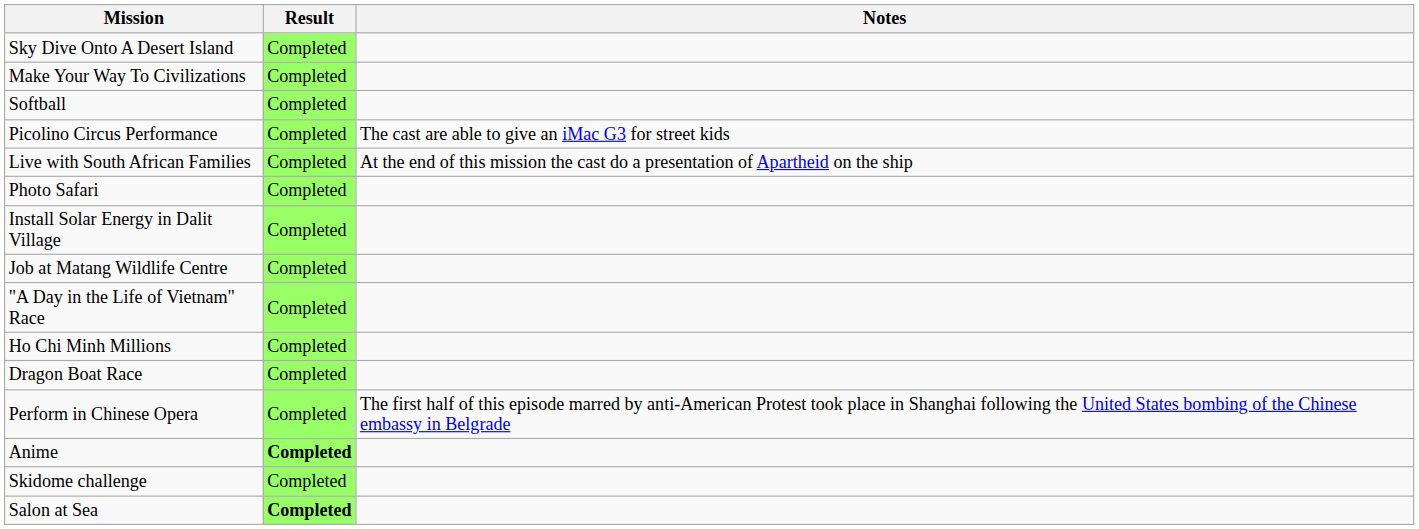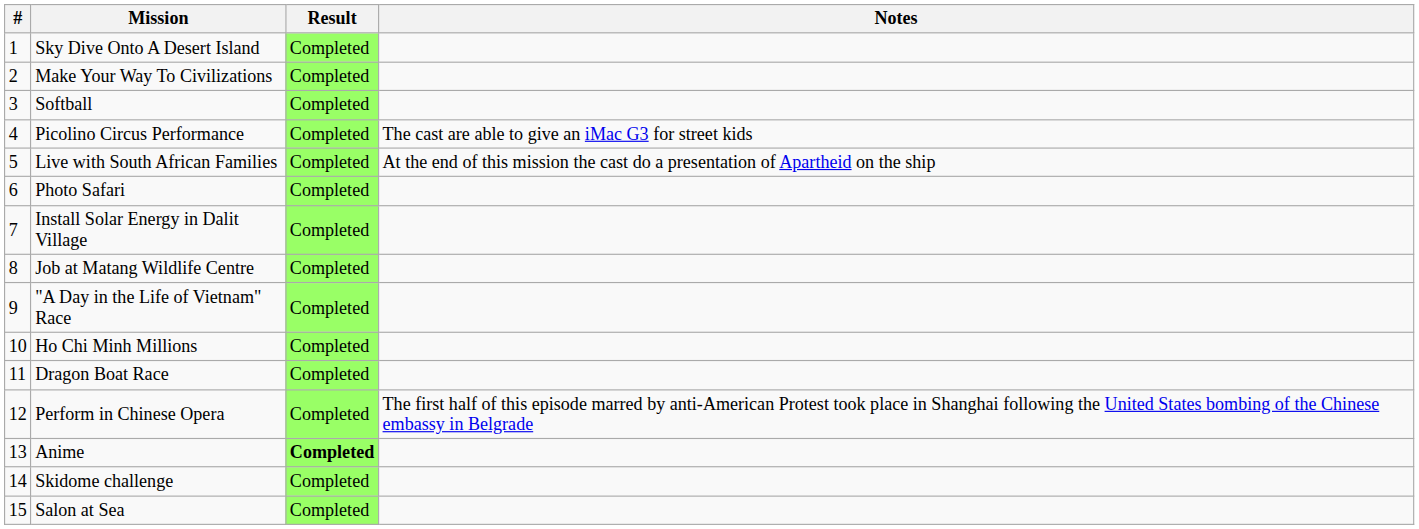+ column: (18, 18)
(309, 509) bold -> (330, 509) normal
